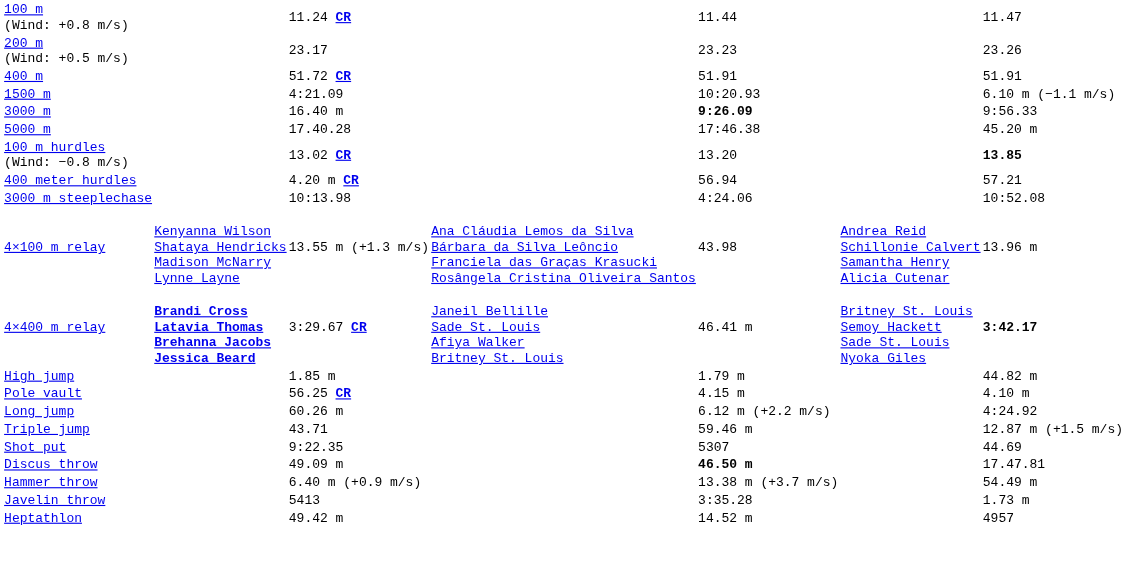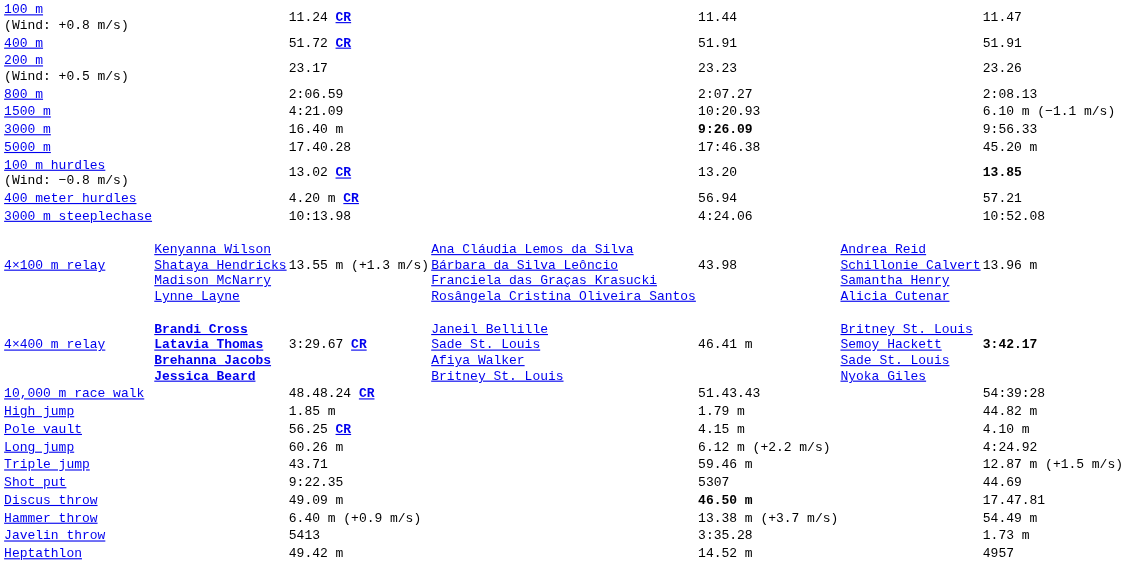rows swapped: (66, 51) <-> (24, 76)
+ row: (24, 94)
+ row: (74, 394)
